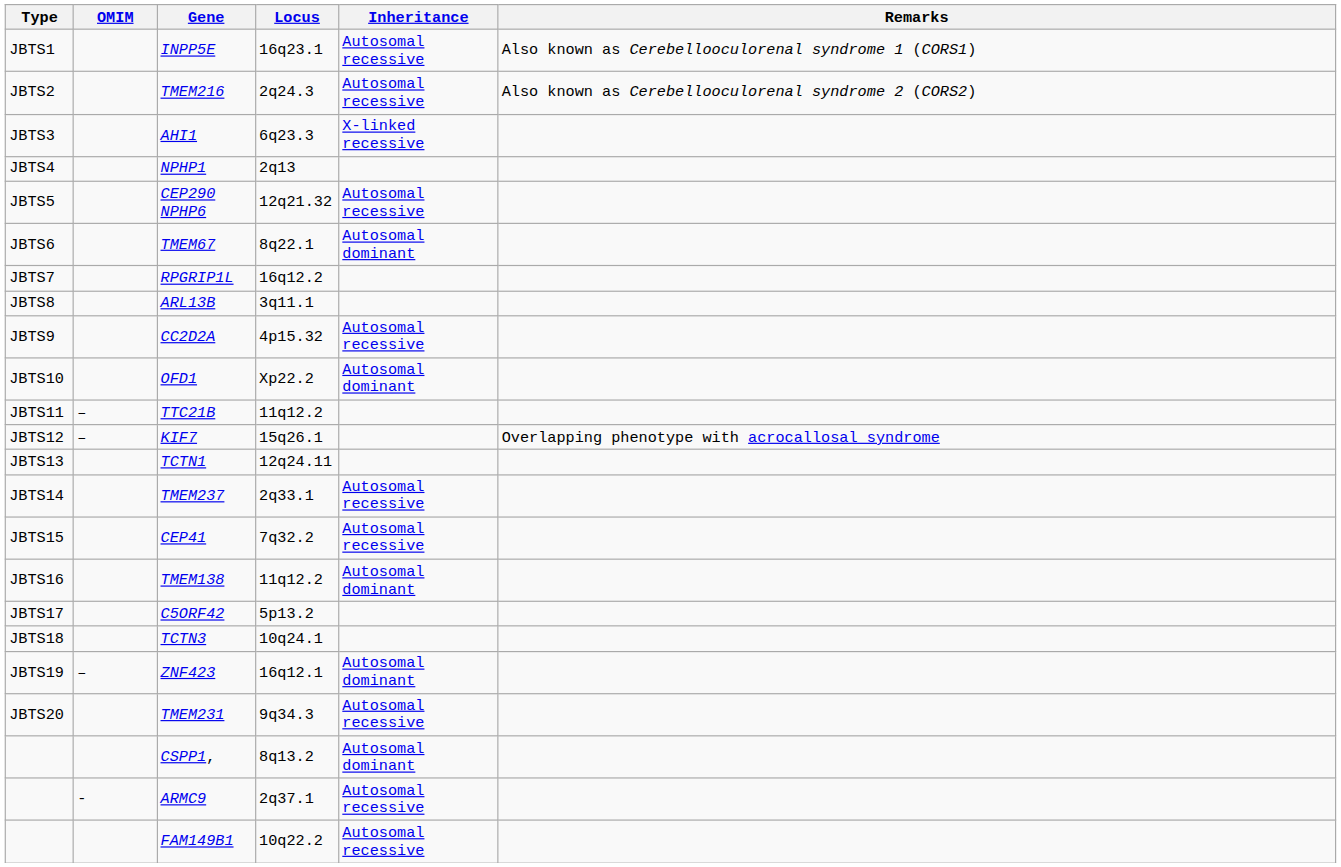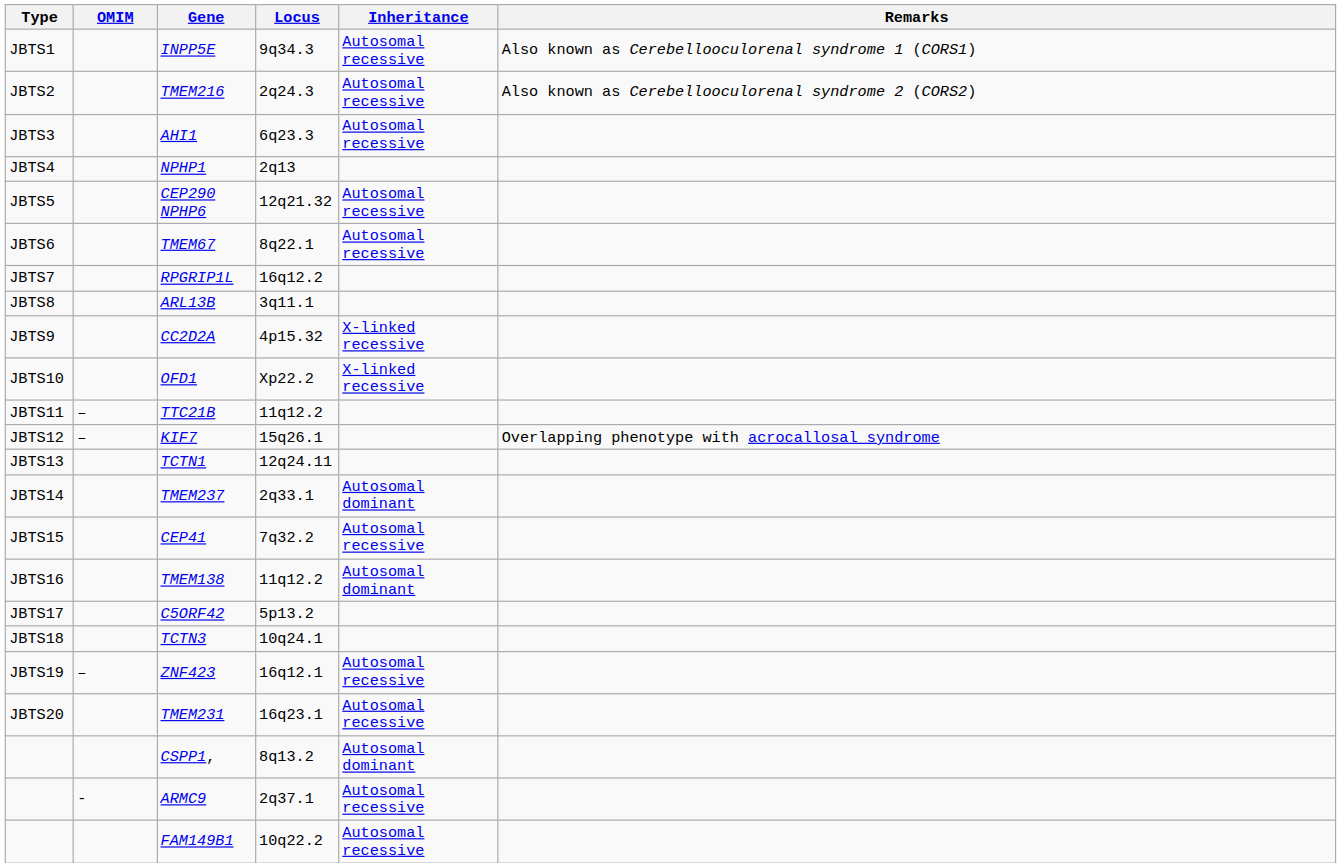(291, 51) 16q23.1 -> (286, 51) 9q34.3
(383, 135) X-linked recessive -> (383, 135) Autosomal recessive
(383, 245) Autosomal dominant -> (383, 245) Autosomal recessive
(383, 337) Autosomal recessive -> (383, 337) X-linked recessive
(383, 379) Autosomal dominant -> (383, 379) X-linked recessive
(383, 496) Autosomal recessive -> (383, 496) Autosomal dominant
(383, 672) Autosomal dominant -> (383, 672) Autosomal recessive
(286, 715) 9q34.3 -> (291, 715) 16q23.1
